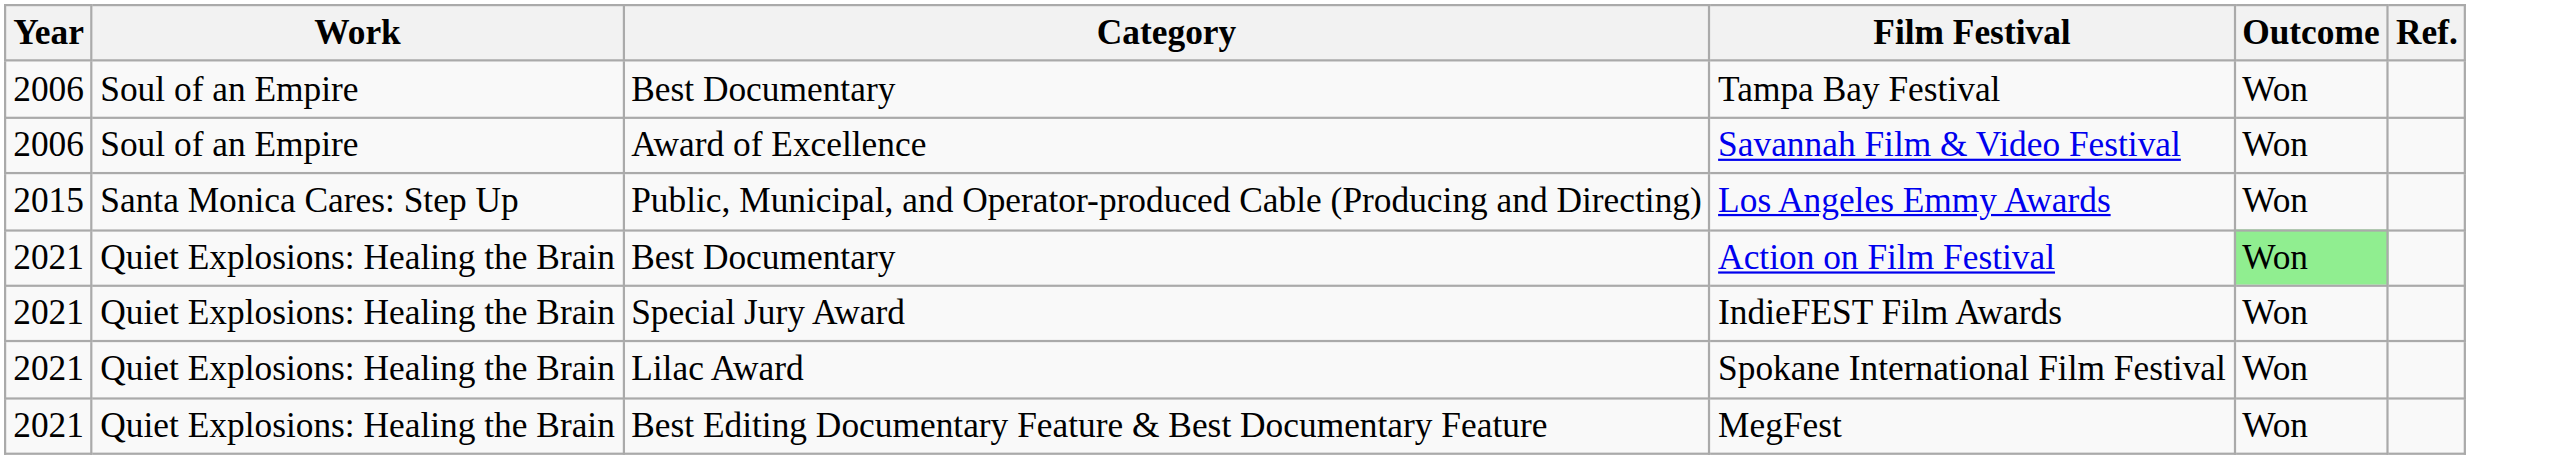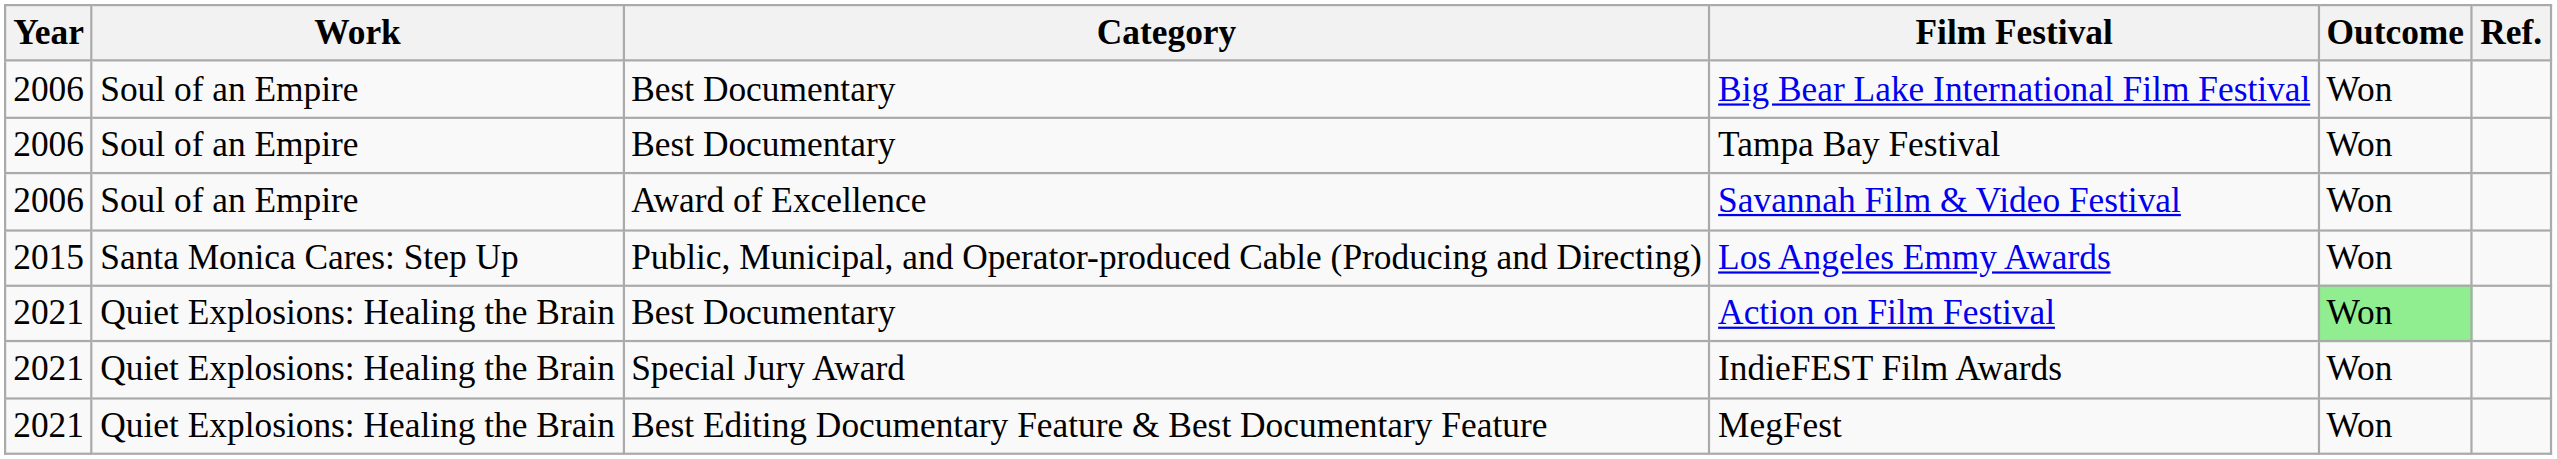+ row: (2014, 88)
- row: (1972, 369)
